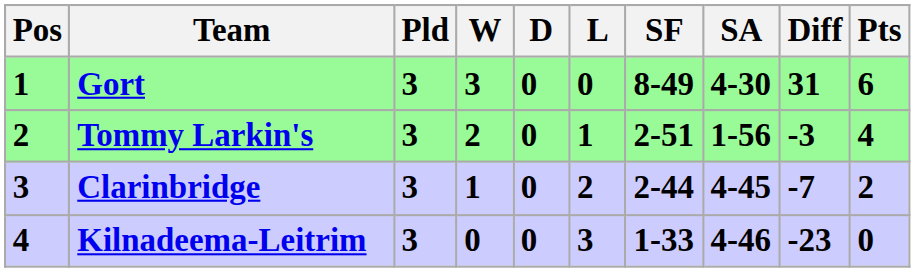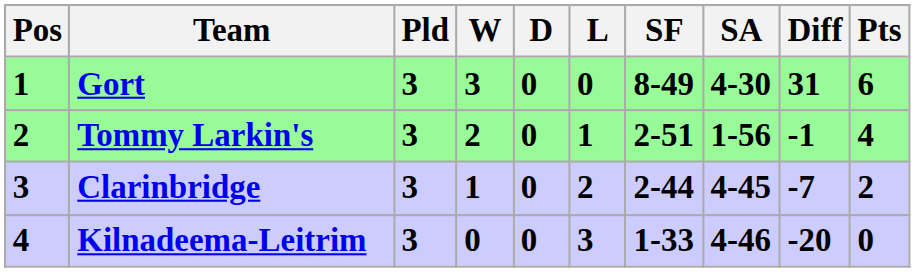(801, 135) -3 -> (801, 135) -1
(809, 239) -23 -> (809, 239) -20
